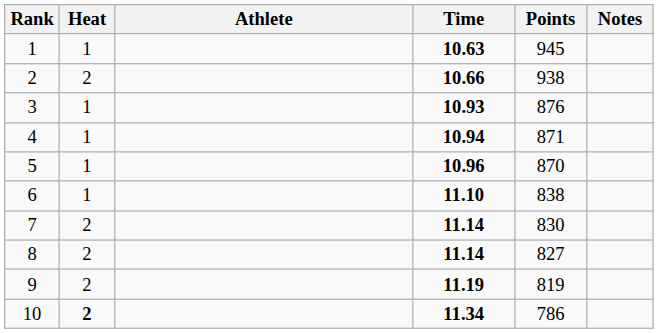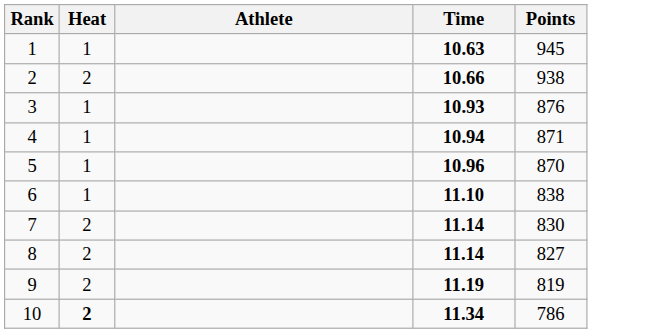- column: (620, 19)
